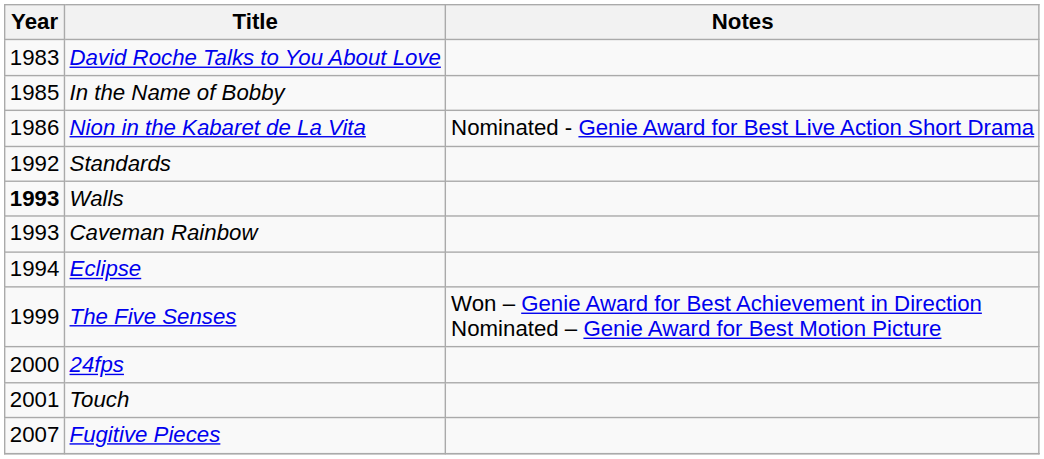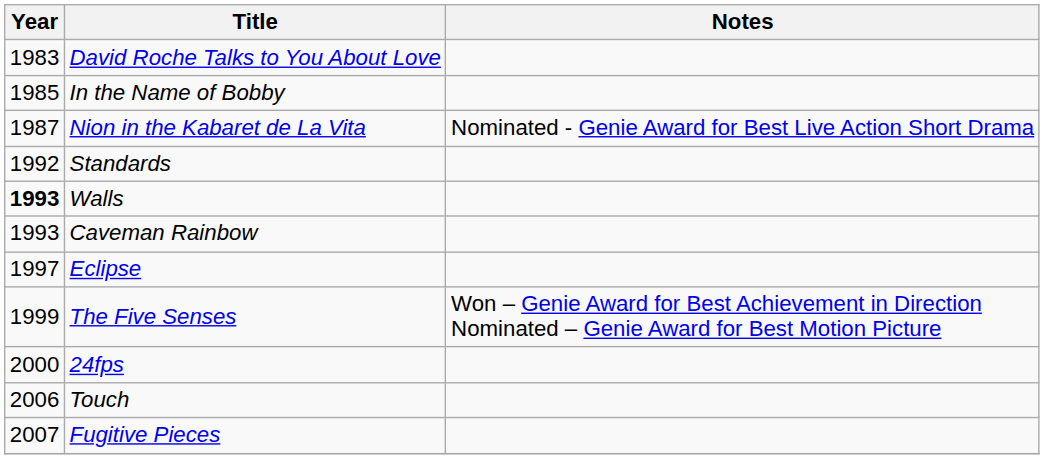(35, 127) 1986 -> (35, 127) 1987
(35, 269) 1994 -> (35, 269) 1997
(35, 399) 2001 -> (35, 399) 2006
